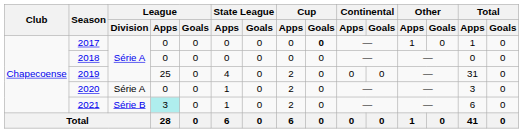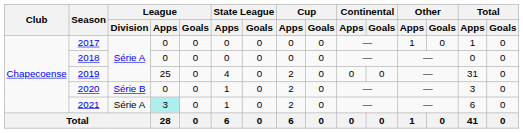(321, 43) bold -> (321, 43) normal
(129, 89) Série A -> (129, 89) Série B
(129, 105) Série B -> (129, 105) Série A
